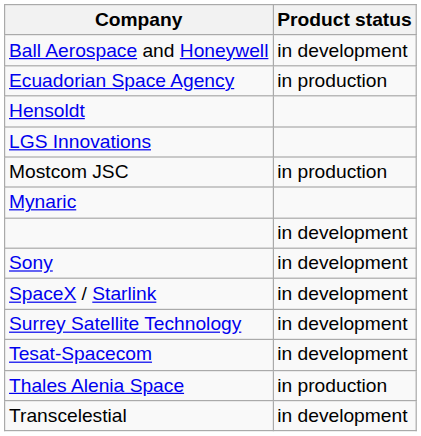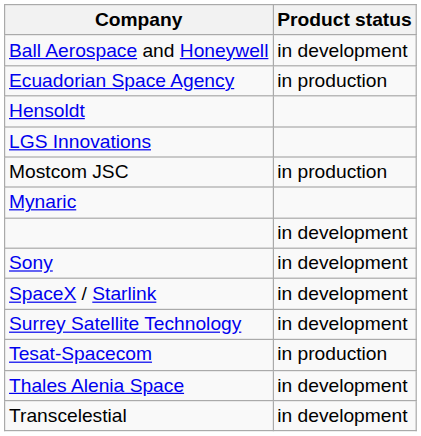(342, 354) in development -> (332, 354) in production
(332, 385) in production -> (342, 385) in development
